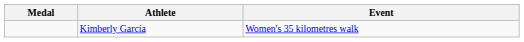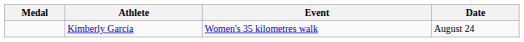+ column: (475, 12)
